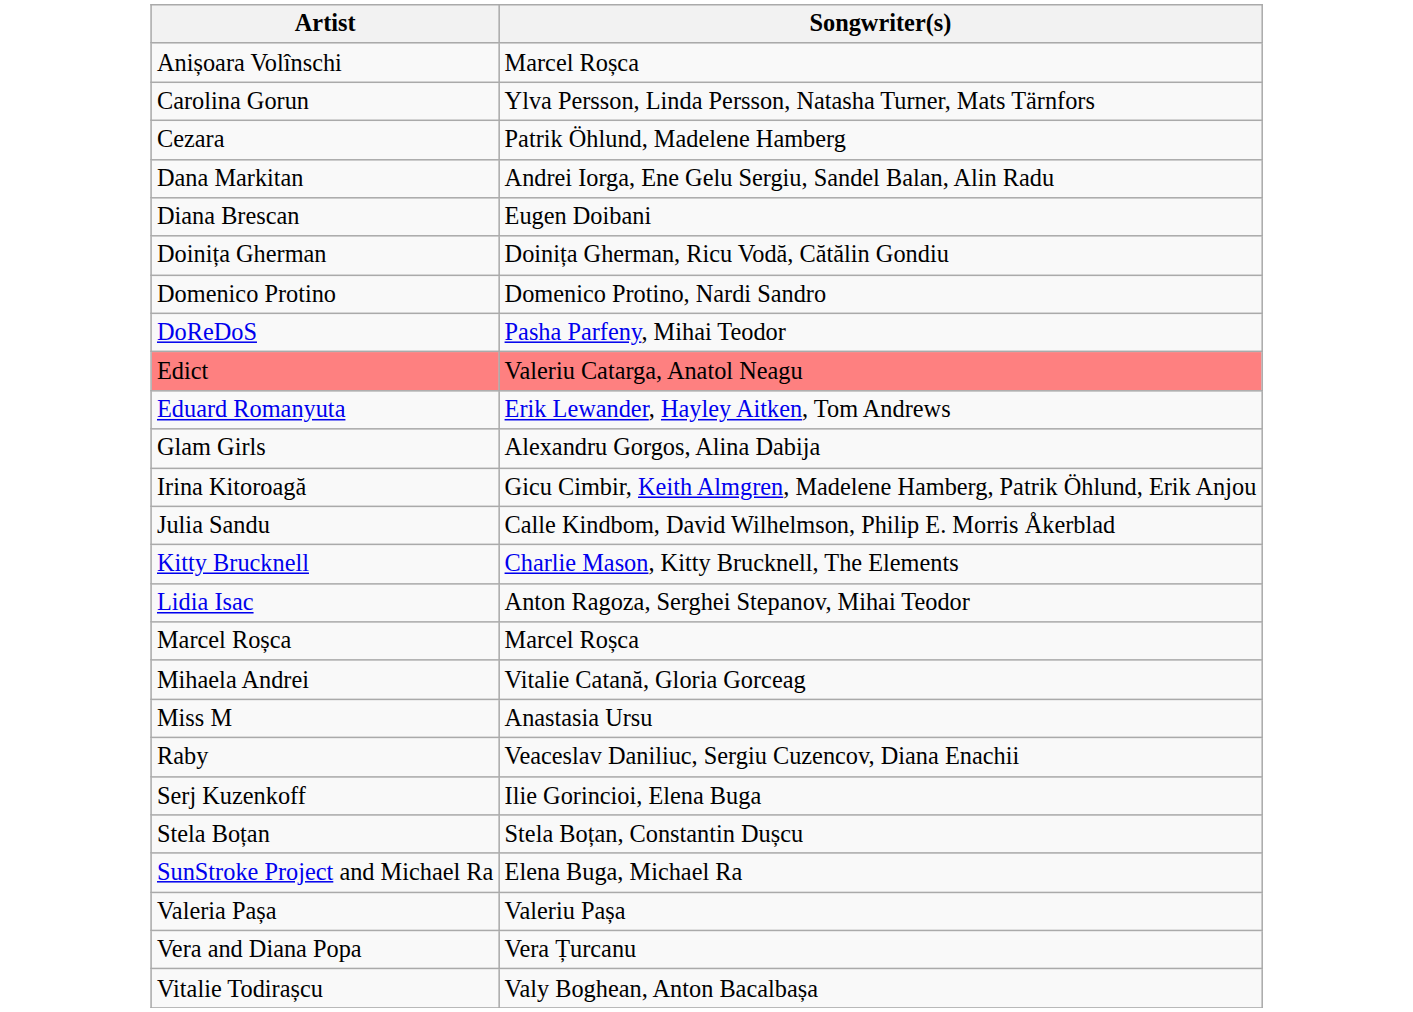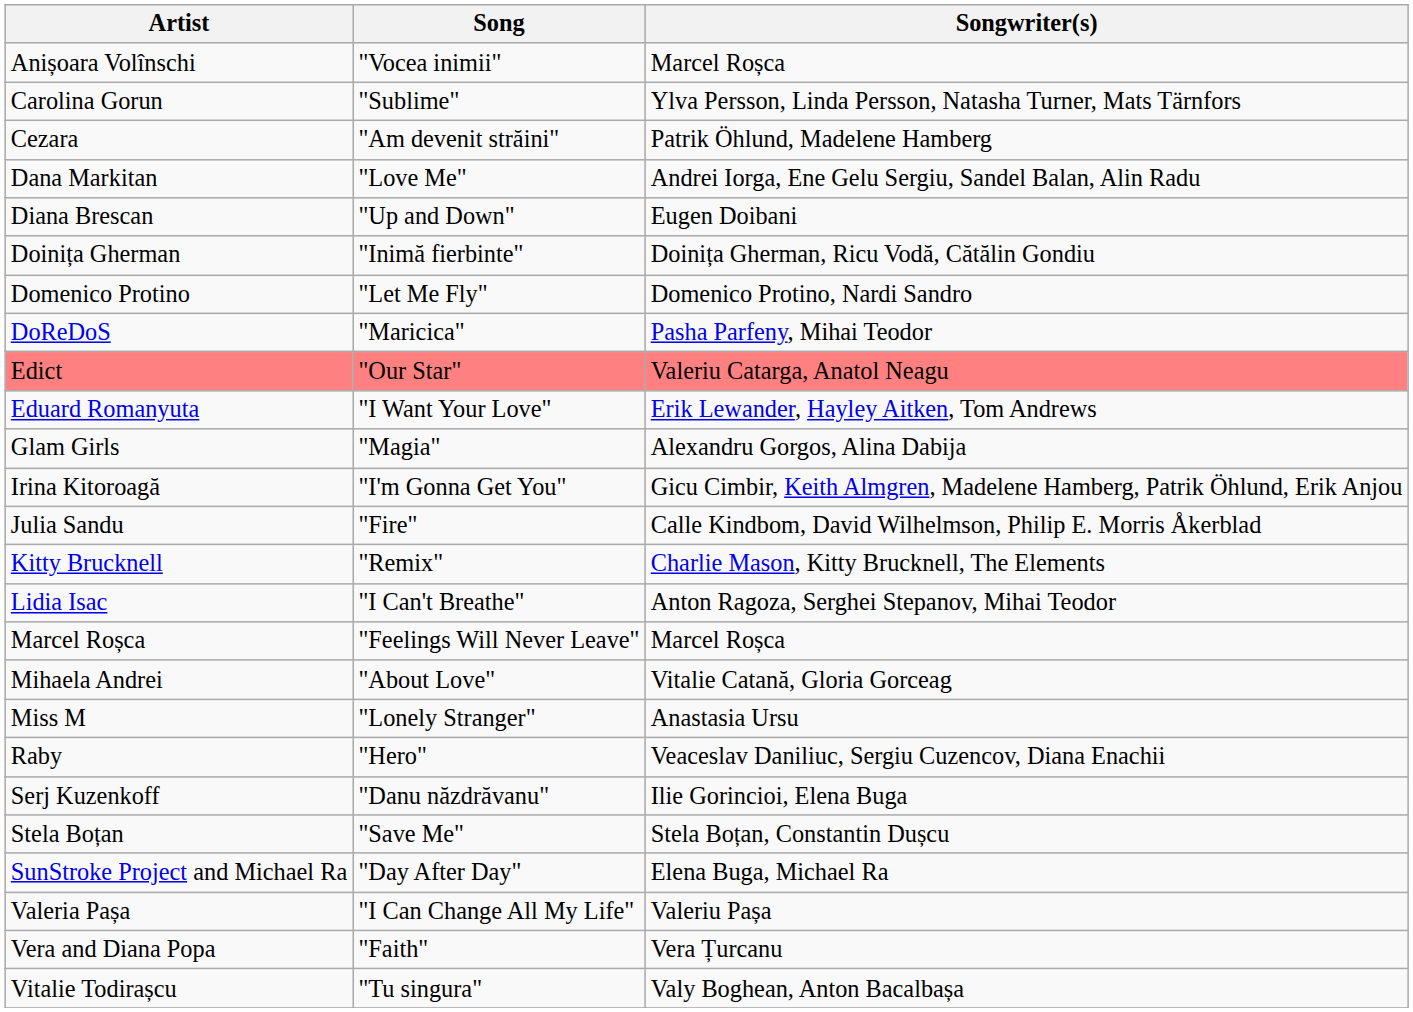+ column: (499, 23)
